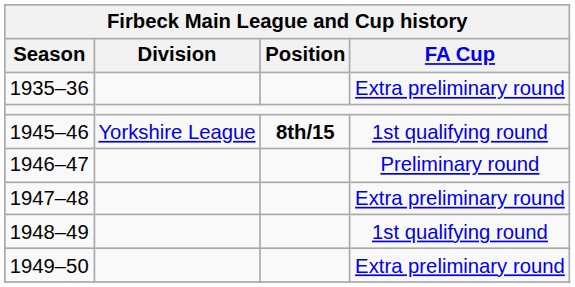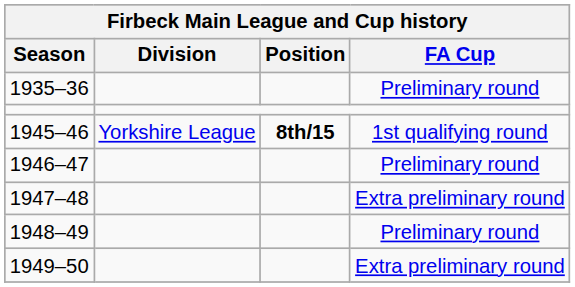(460, 88) Extra preliminary round -> (460, 88) Preliminary round
(460, 232) 1st qualifying round -> (460, 232) Preliminary round
